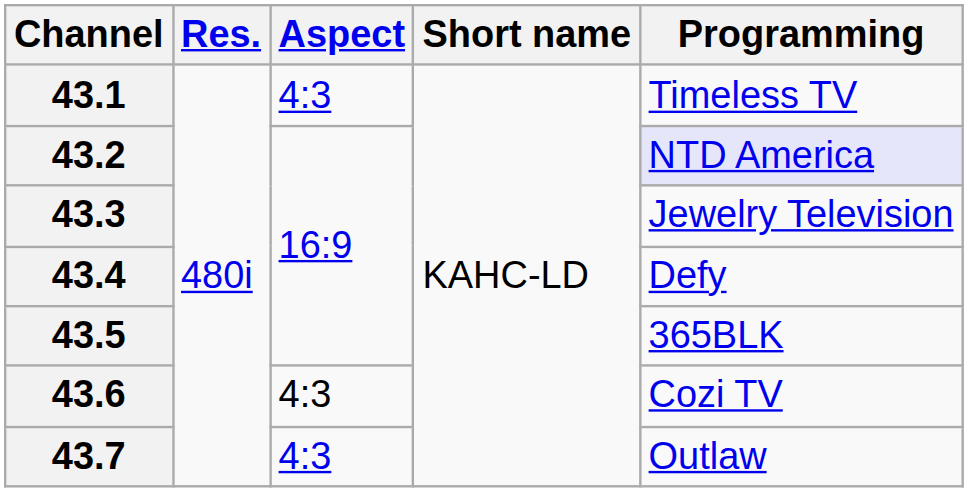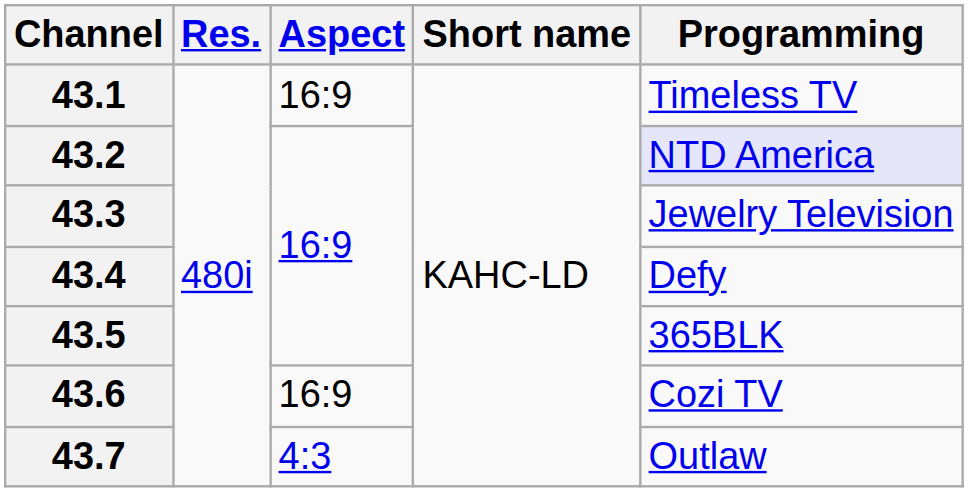(305, 94) 4:3 -> (315, 94) 16:9
(305, 395) 4:3 -> (315, 395) 16:9
